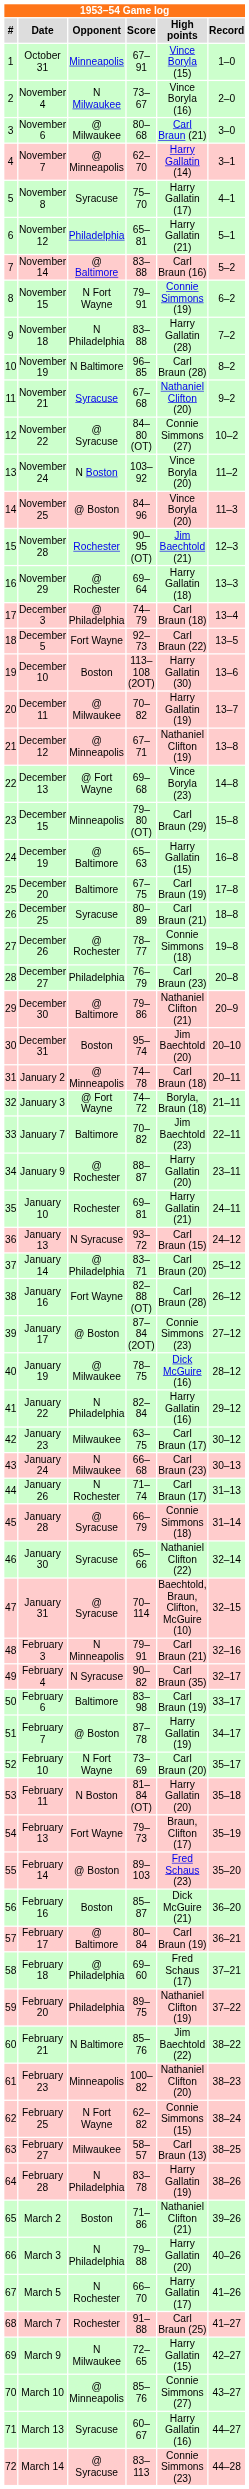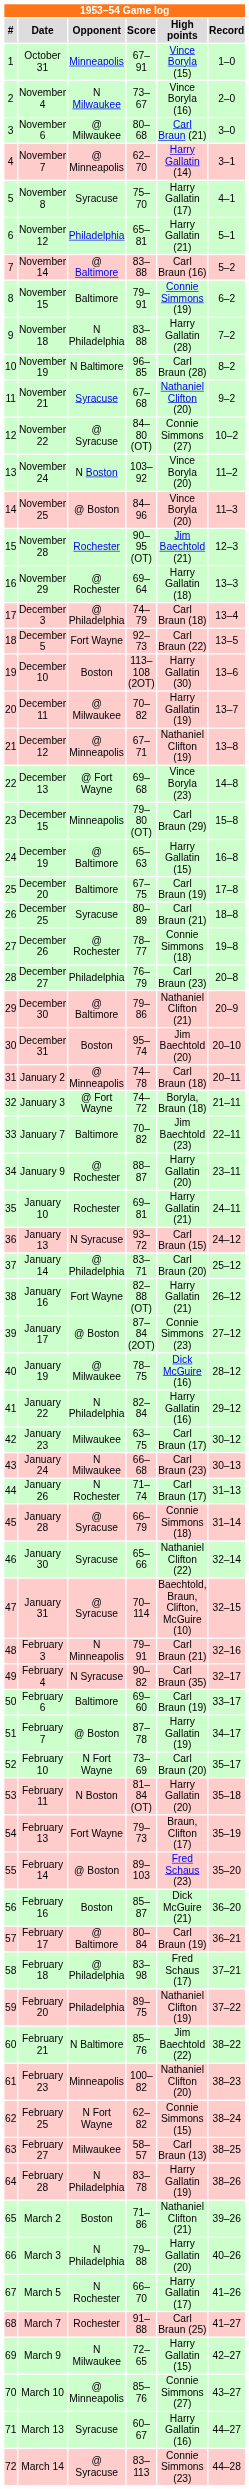(97, 298) N Fort Wayne -> (97, 298) Baltimore
(182, 1297) Carl Braun (28) -> (182, 1297) Harry Gallatin (21)
(141, 1702) 83–98 -> (141, 1702) 69–60
(141, 1970) 69–60 -> (141, 1970) 83–98
